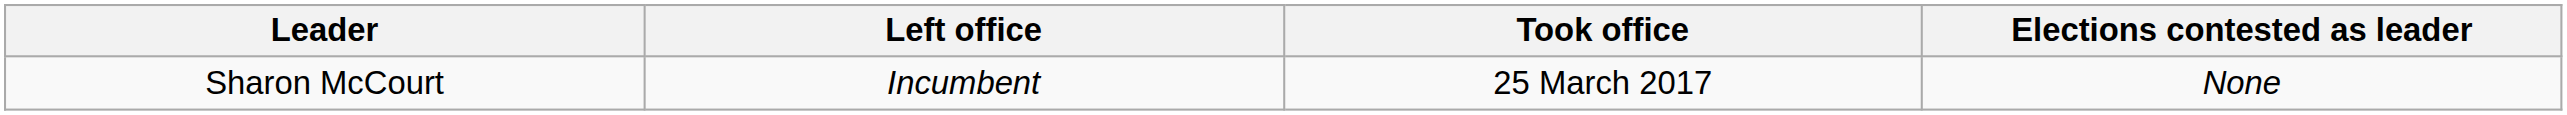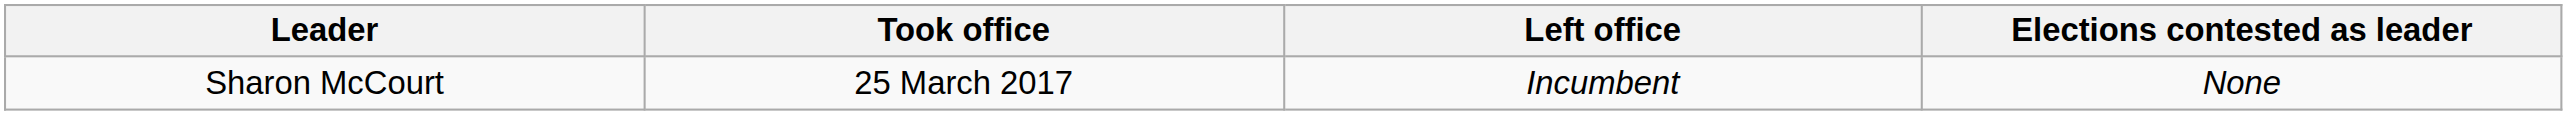columns swapped: (1603, 30) <-> (964, 30)
